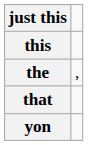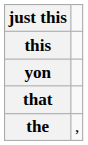rows swapped: (38, 72) <-> (38, 126)
